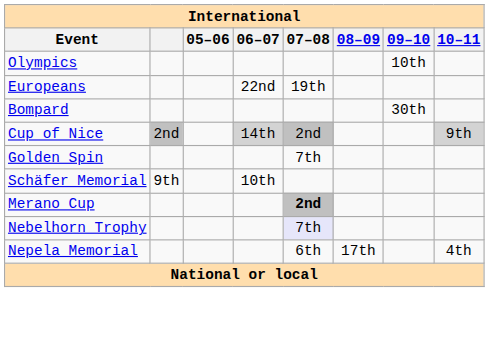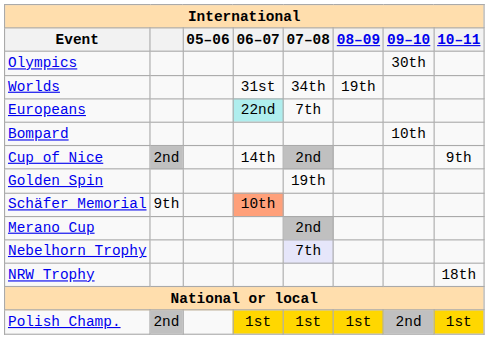(409, 63) 10th -> (409, 63) 30th
+ row: (34, 87)
(258, 87) no background -> (258, 110) paleturquoise background
(308, 87) 19th -> (308, 110) 7th
(409, 110) 30th -> (409, 134) 10th
(258, 134) lightgrey background -> (258, 157) no background
(459, 134) lightgrey background -> (459, 157) no background
(308, 157) 7th -> (308, 181) 19th
(258, 181) no background -> (258, 204) lightsalmon background
(308, 204) bold -> (308, 228) normal
+ row: (51, 275)
- row: (73, 251)
+ row: (64, 322)
